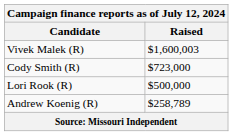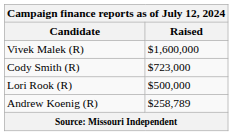(173, 49) $1,600,003 -> (173, 49) $1,600,000
